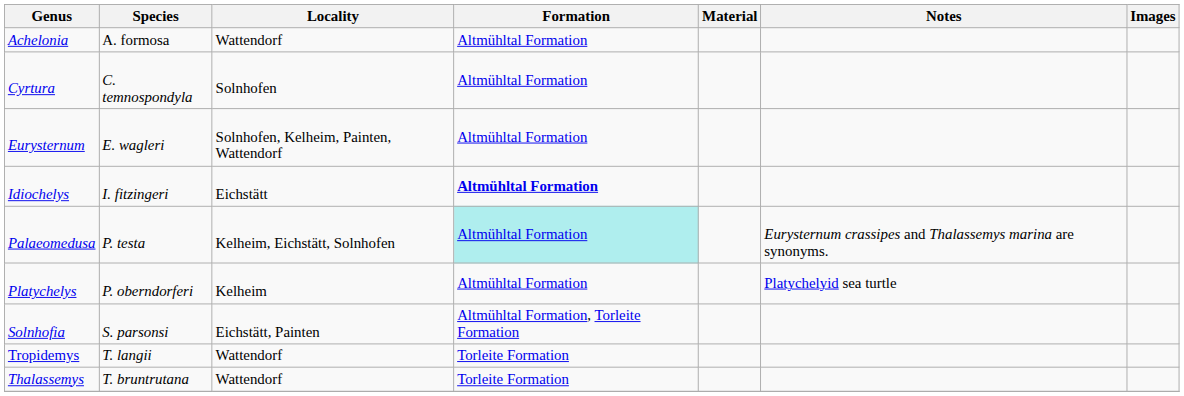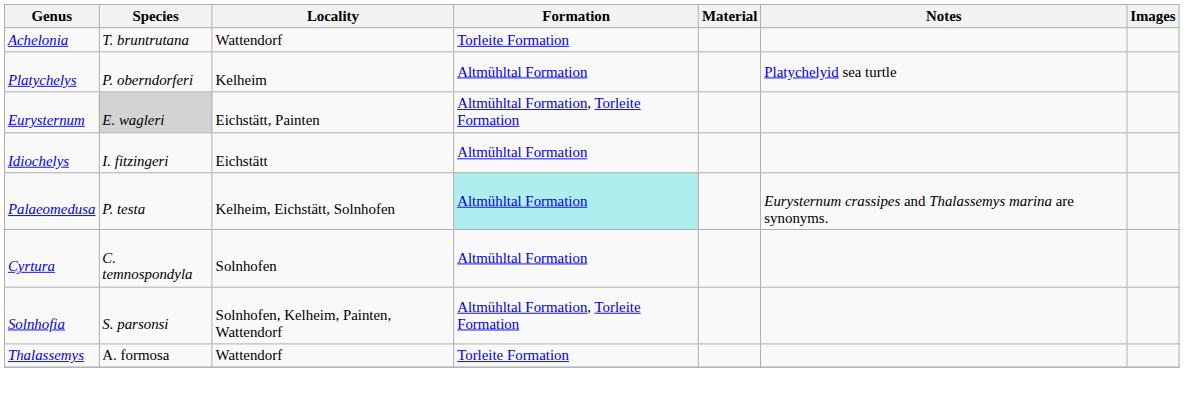(136, 39) A. formosa -> (146, 39) T. bruntrutana
(522, 39) Altmühltal Formation -> (513, 39) Torleite Formation
rows swapped: (31, 88) <-> (42, 291)
(133, 145) no background -> (133, 120) lightgrey background
(303, 145) Solnhofen, Kelheim, Painten, Wattendorf -> (268, 120) Eichstätt, Painten
(522, 137) Altmühltal Formation -> (549, 112) Altmühltal Formation, Torleite Formation
(528, 186) bold -> (522, 152) normal
(268, 332) Eichstätt, Painten -> (303, 323) Solnhofen, Kelheim, Painten, Wattendorf
- row: (44, 355)
(146, 379) T. bruntrutana -> (136, 355) A. formosa
